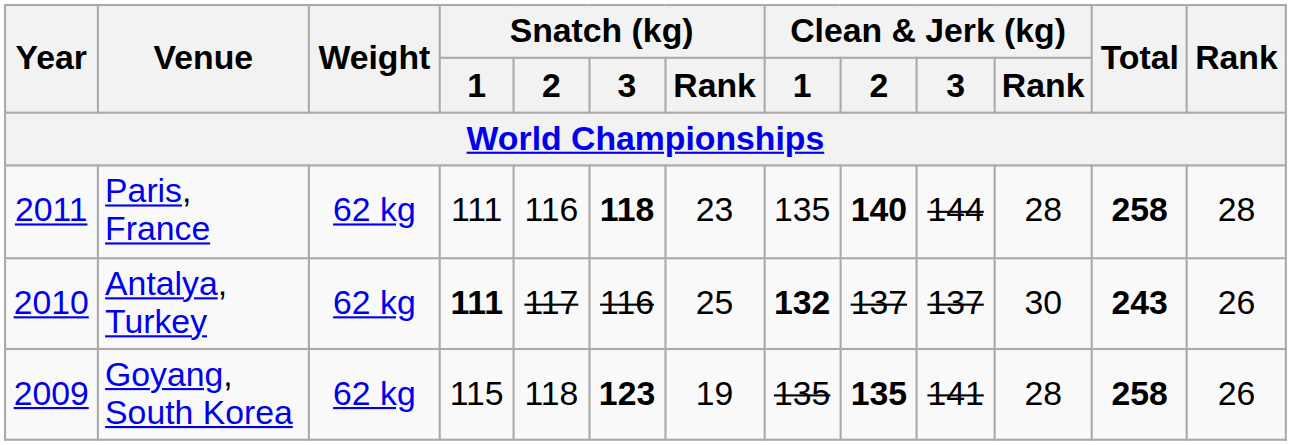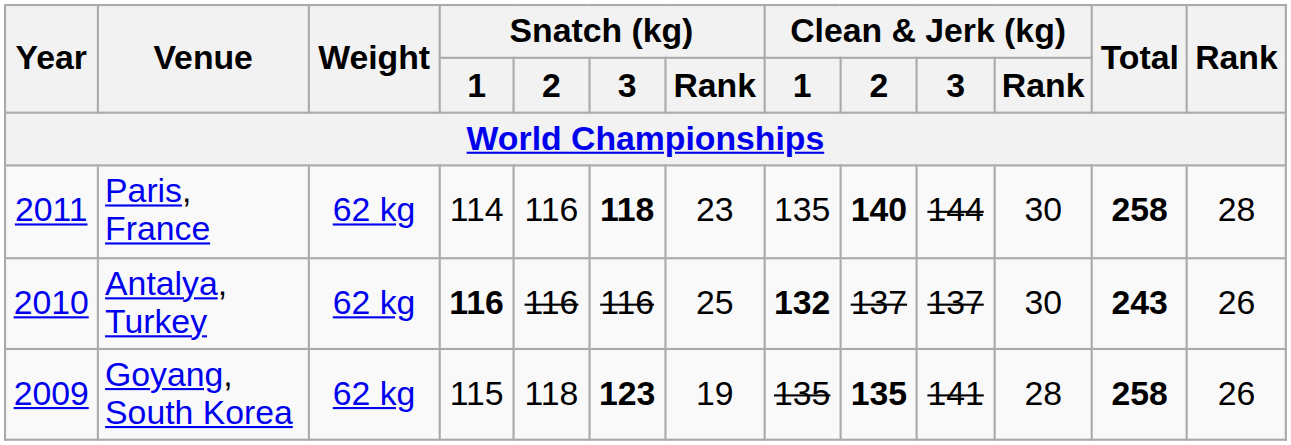(477, 210) 111 -> (477, 210) 114
(1043, 210) 28 -> (1043, 210) 30
(477, 302) 111 -> (477, 302) 116
(551, 302) 117 -> (551, 302) 116
